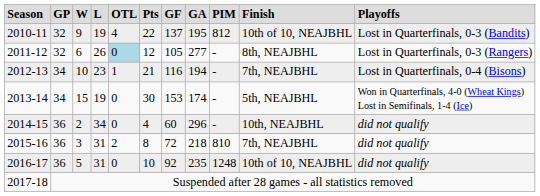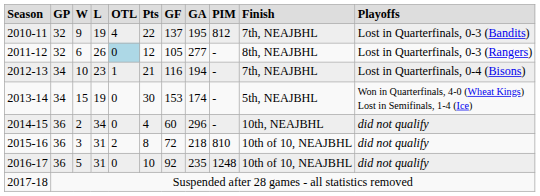(297, 33) 10th of 10, NEAJBHL -> (280, 33) 7th, NEAJBHL
(280, 143) 7th, NEAJBHL -> (297, 143) 10th of 10, NEAJBHL
